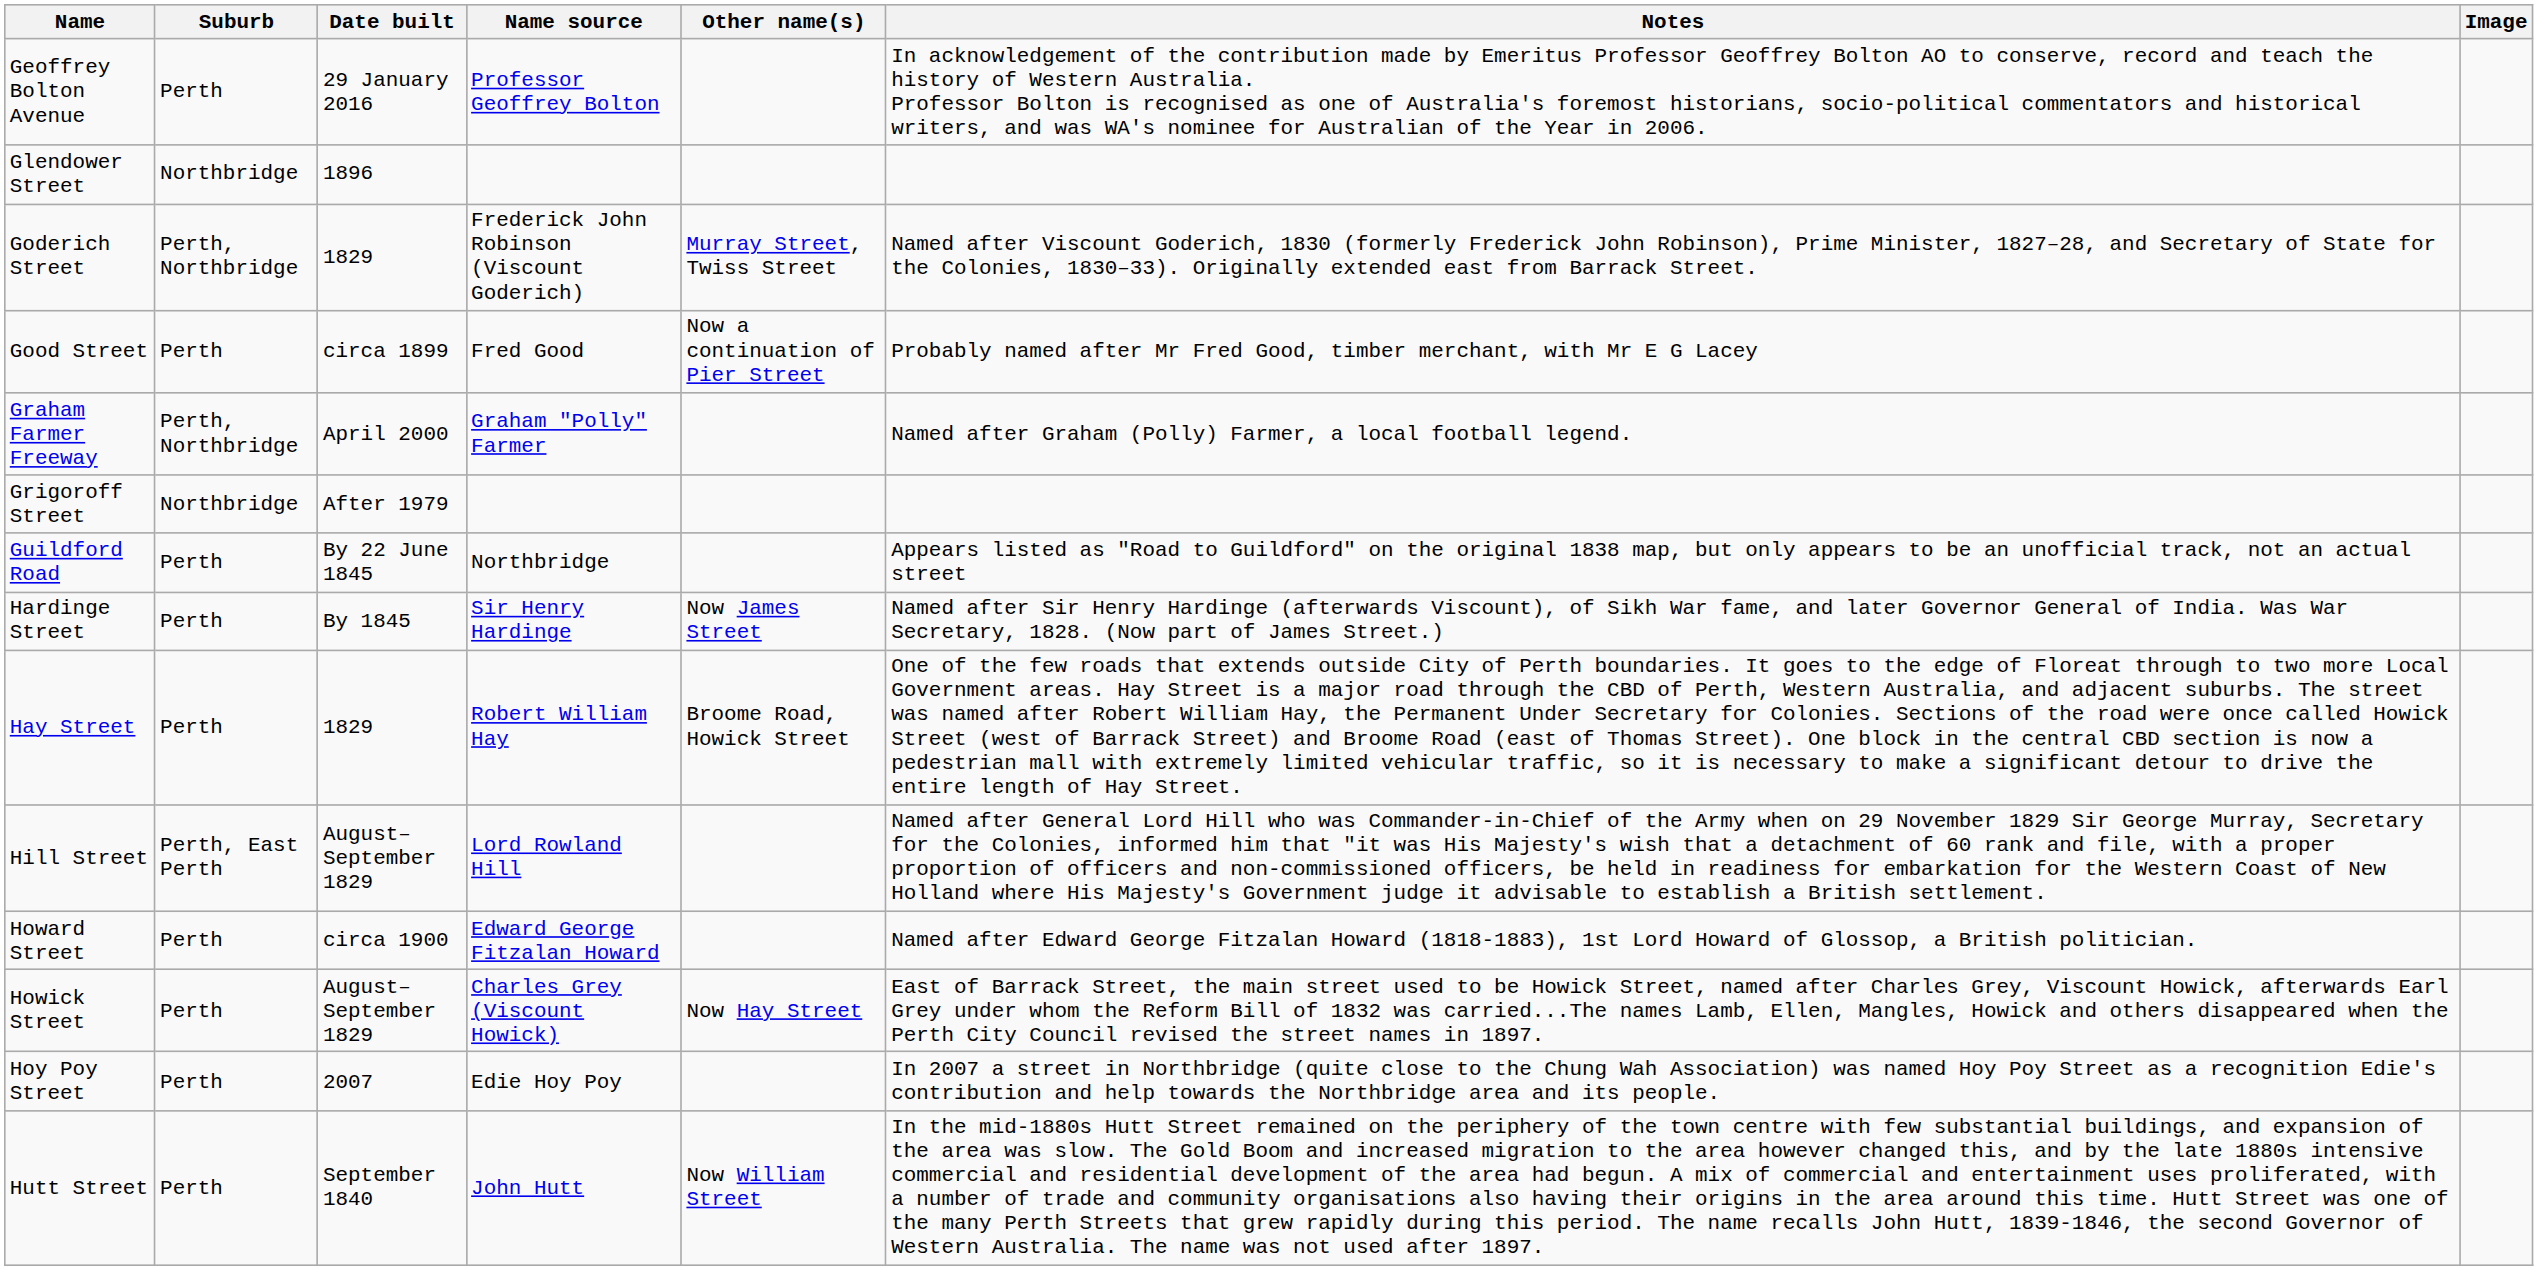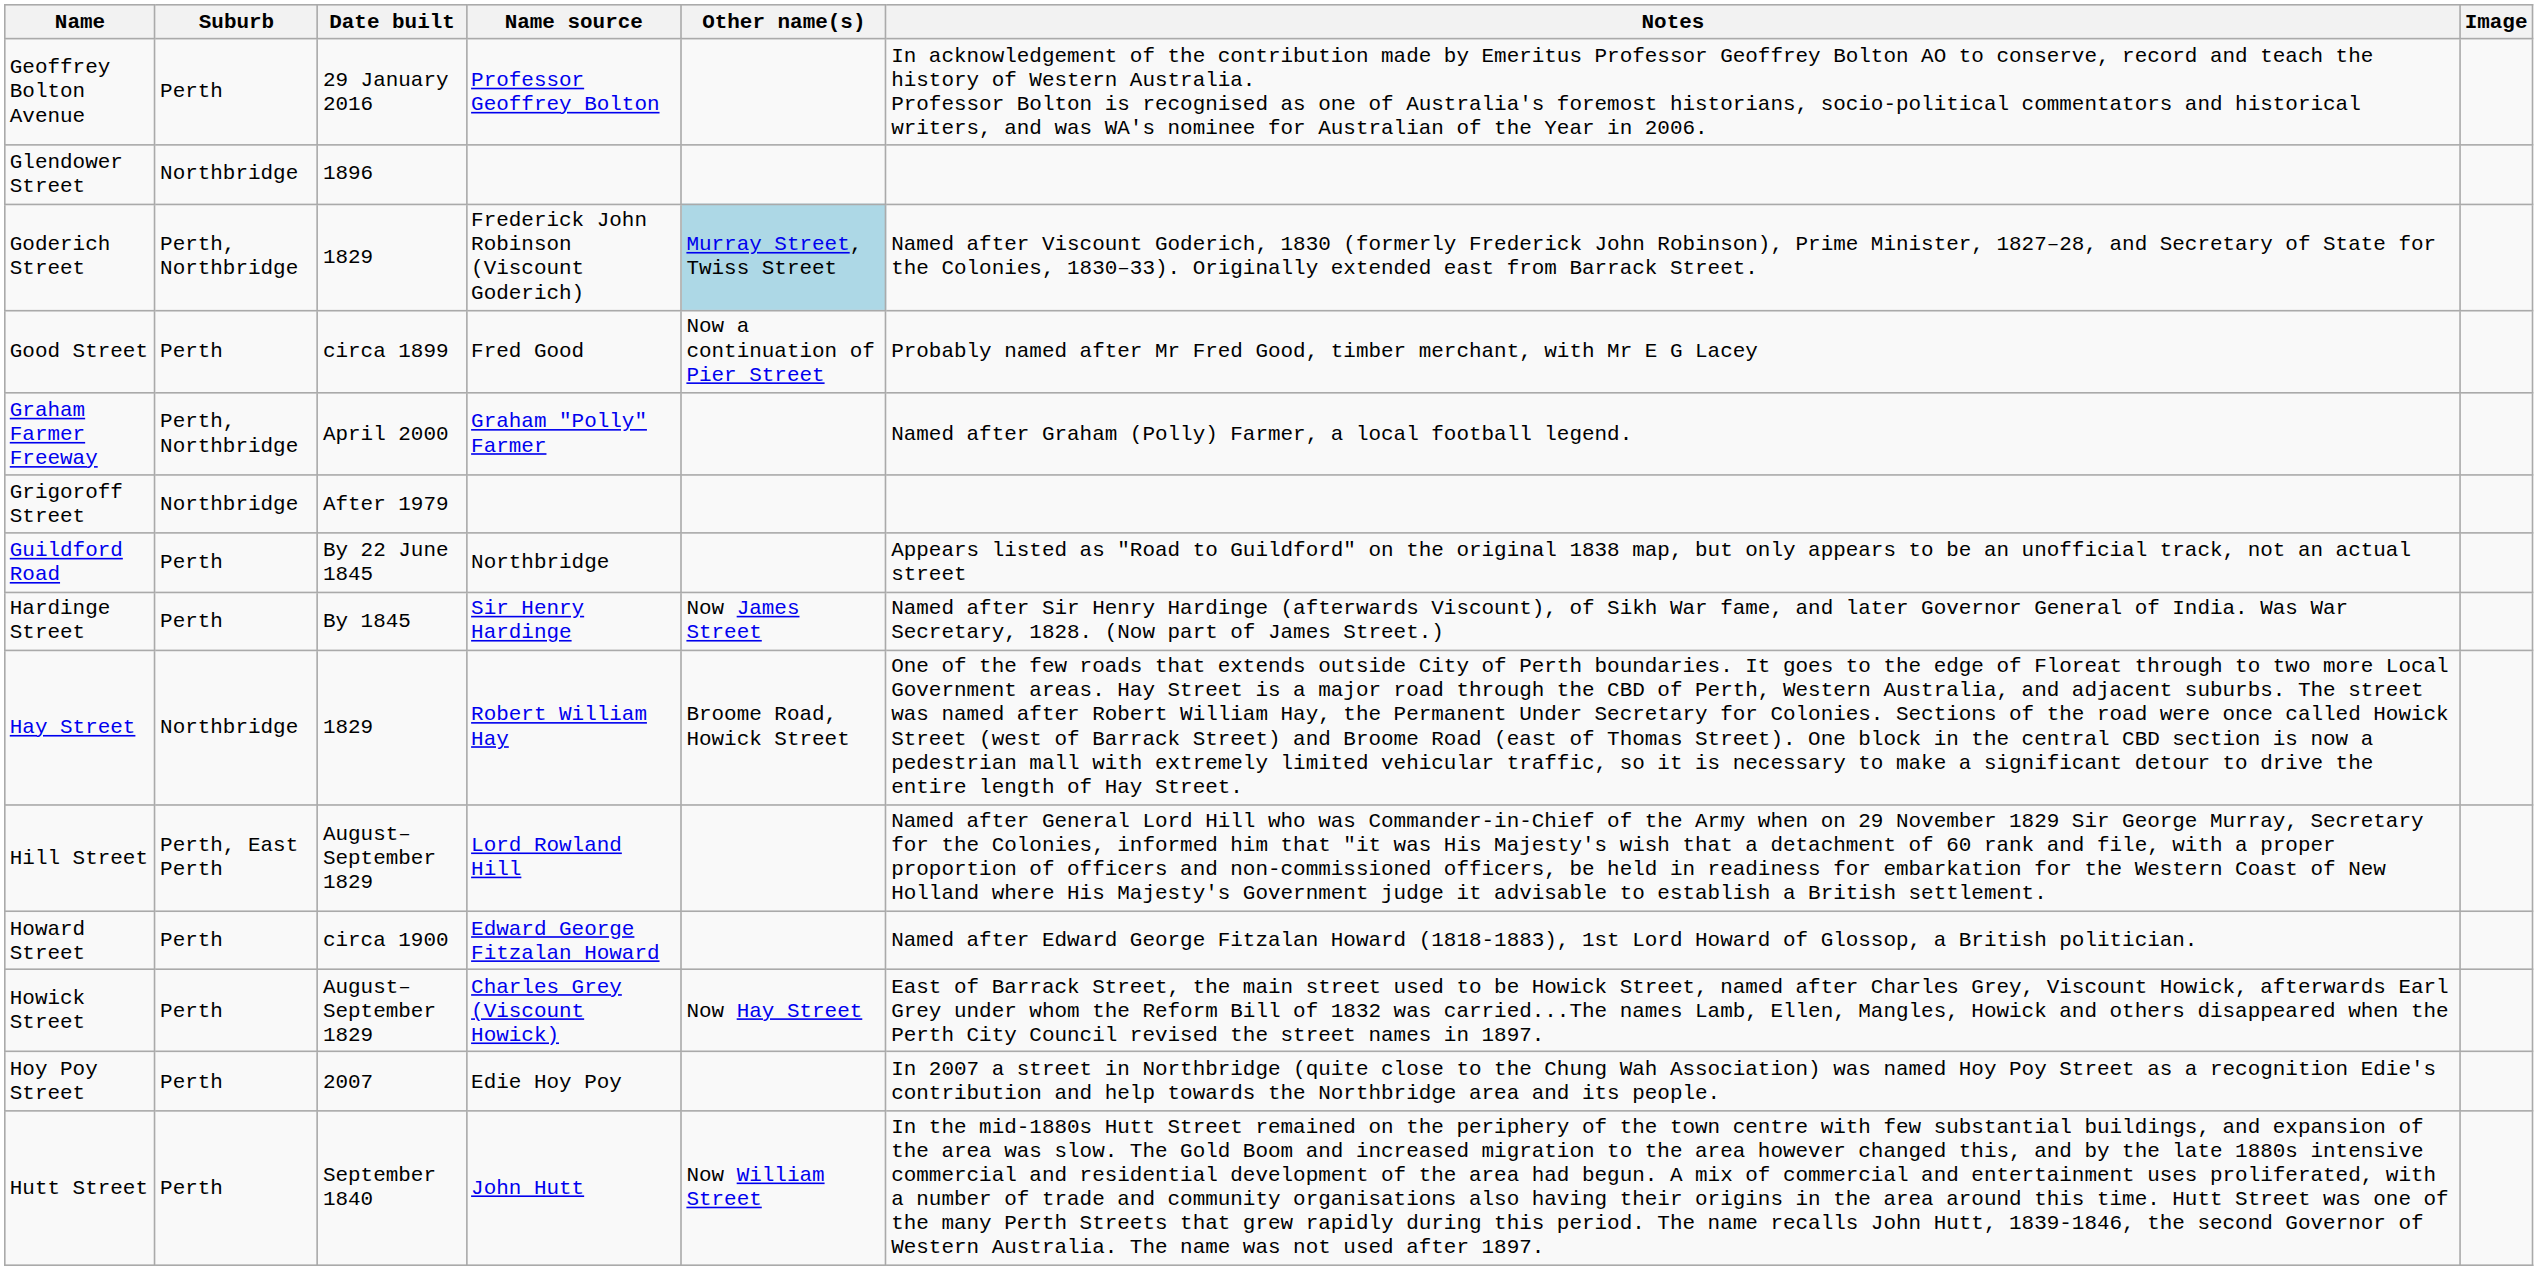(774, 257) no background -> (774, 257) lightblue background
(191, 727) Perth -> (229, 727) Northbridge
